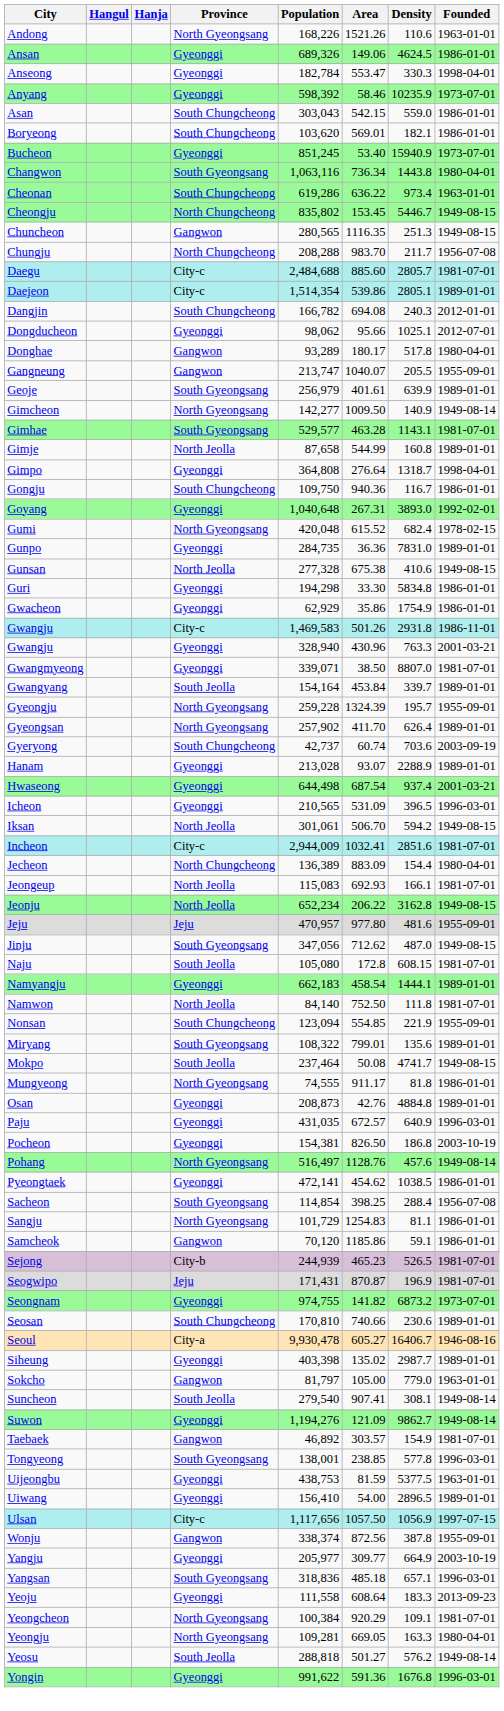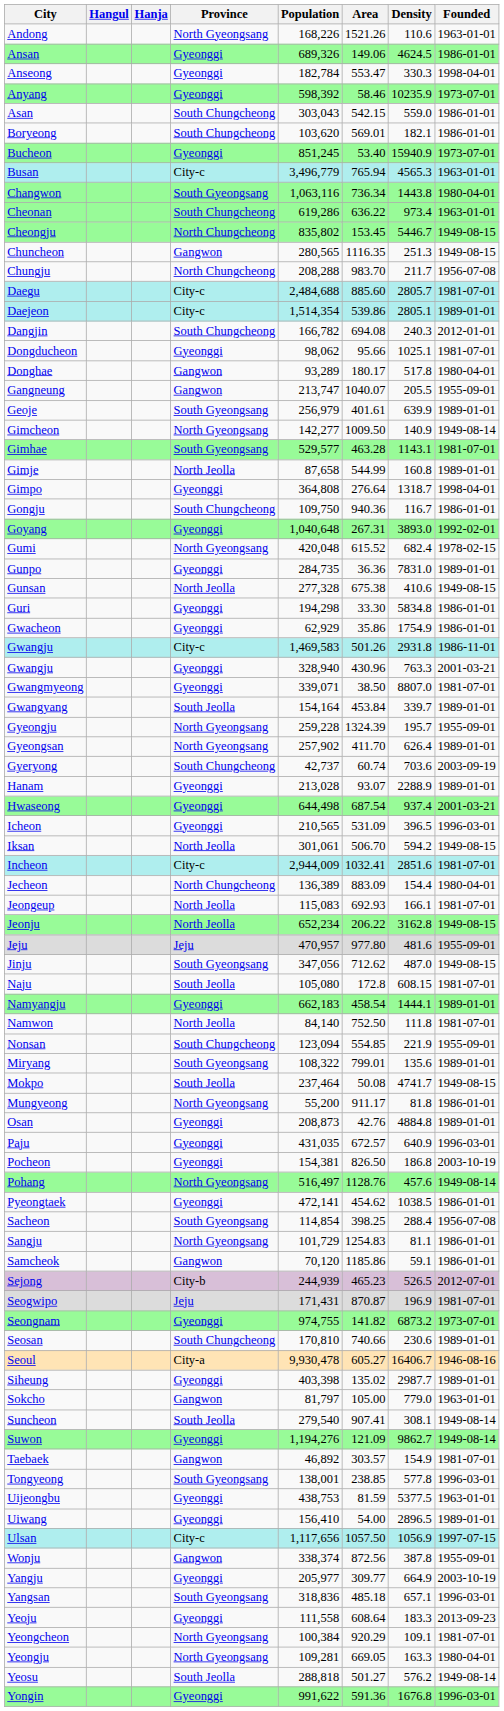+ row: (23, 172)
(467, 331) 2012-07-01 -> (467, 350) 1981-07-01
(322, 1083) 74,555 -> (322, 1102) 55,200
(467, 1261) 1981-07-01 -> (467, 1281) 2012-07-01
